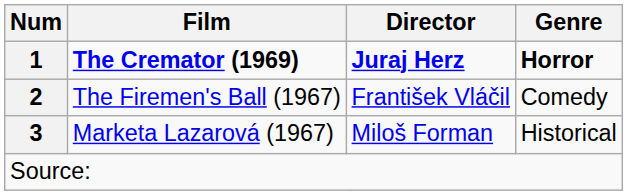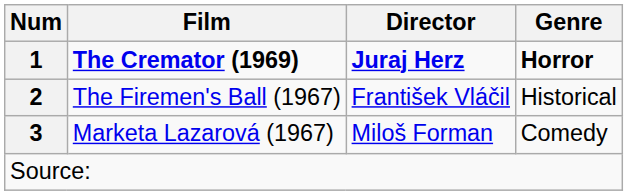(564, 97) Comedy -> (569, 97) Historical
(569, 134) Historical -> (564, 134) Comedy
